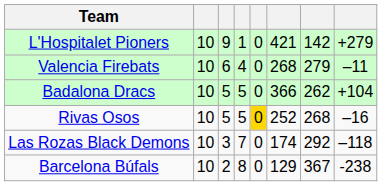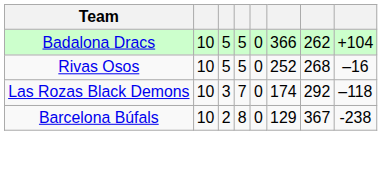- row: (99, 42)
- row: (99, 67)
(258, 117) gold background -> (258, 67) no background
